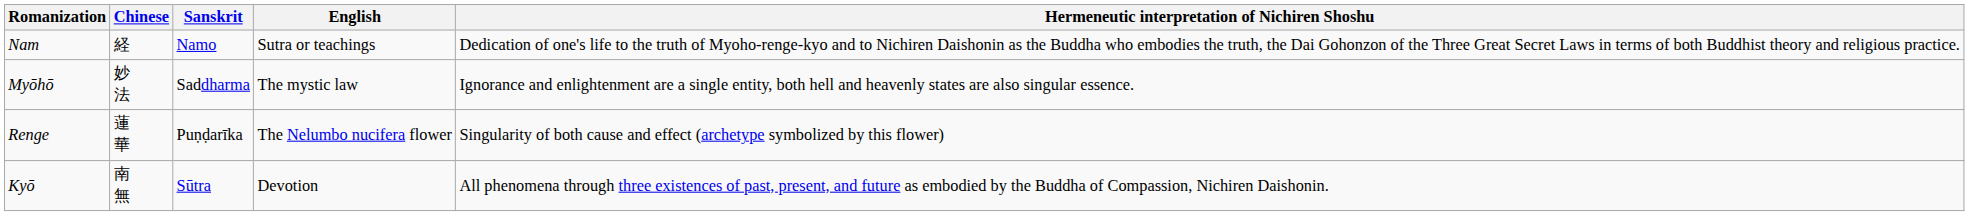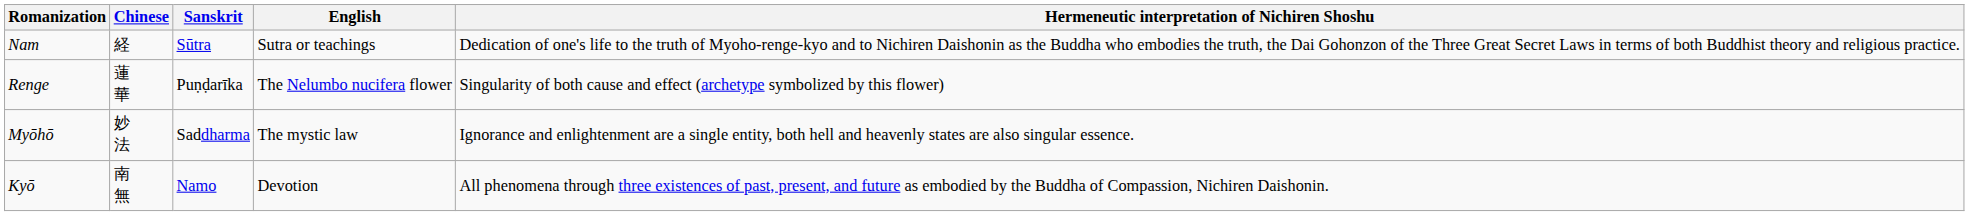(197, 44) Namo -> (194, 44) Sūtra
rows swapped: (31, 84) <-> (29, 134)
(194, 185) Sūtra -> (197, 185) Namo
